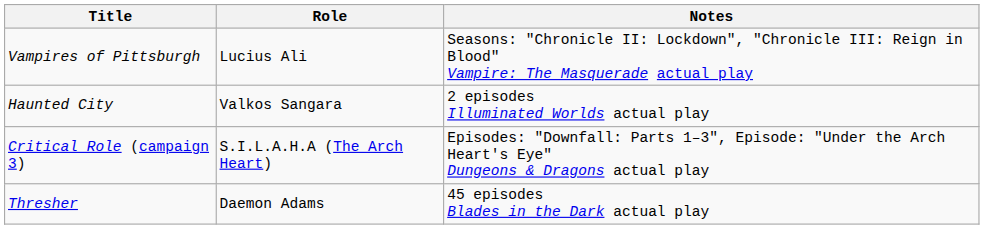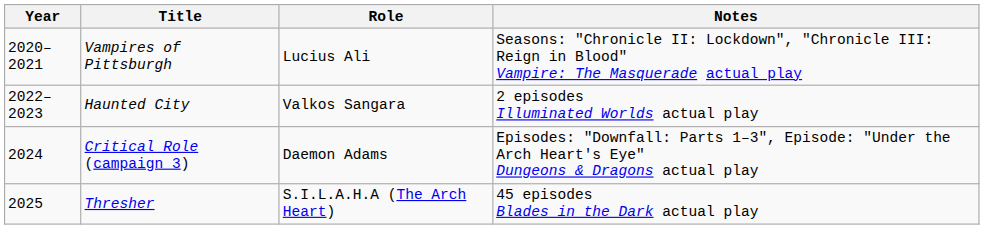+ column: (43, 16)
(311, 155) S.I.L.A.H.A (The Arch Heart) -> (335, 155) Daemon Adams
(272, 204) Daemon Adams -> (375, 204) S.I.L.A.H.A (The Arch Heart)
